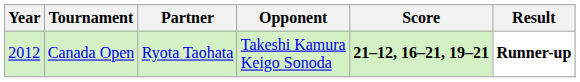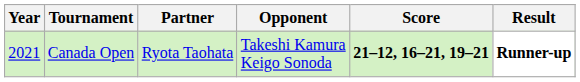(24, 53) 2012 -> (24, 53) 2021
